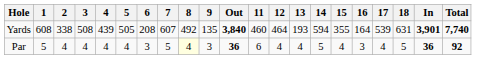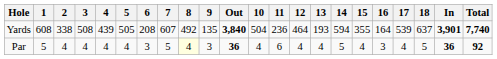+ column: (259, 12)
(259, 29) 460 -> (279, 29) 236
(404, 29) 631 -> (424, 29) 637
